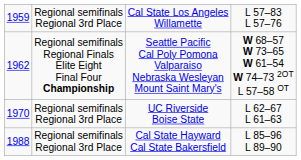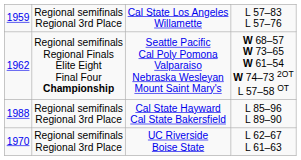rows swapped: (178, 113) <-> (178, 141)
